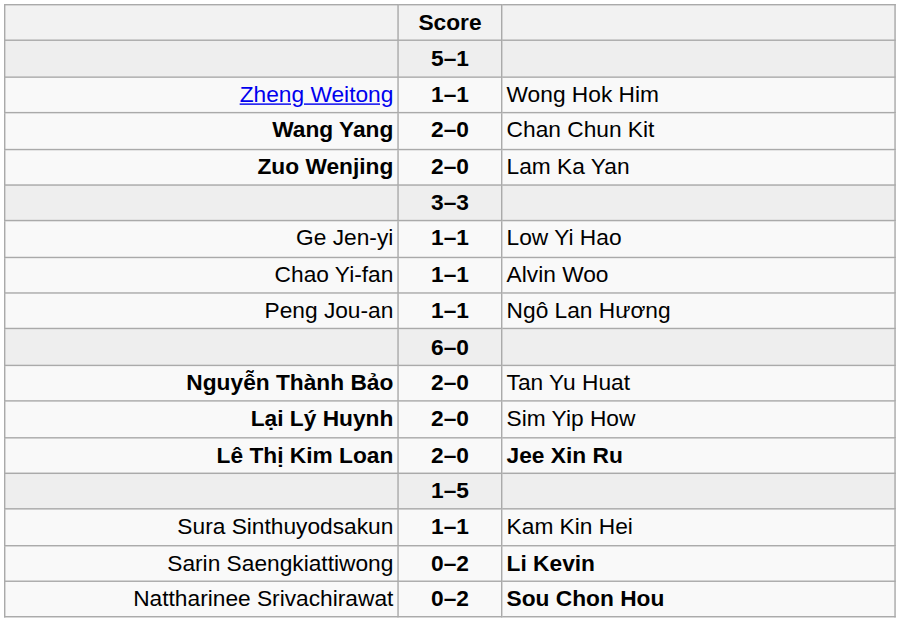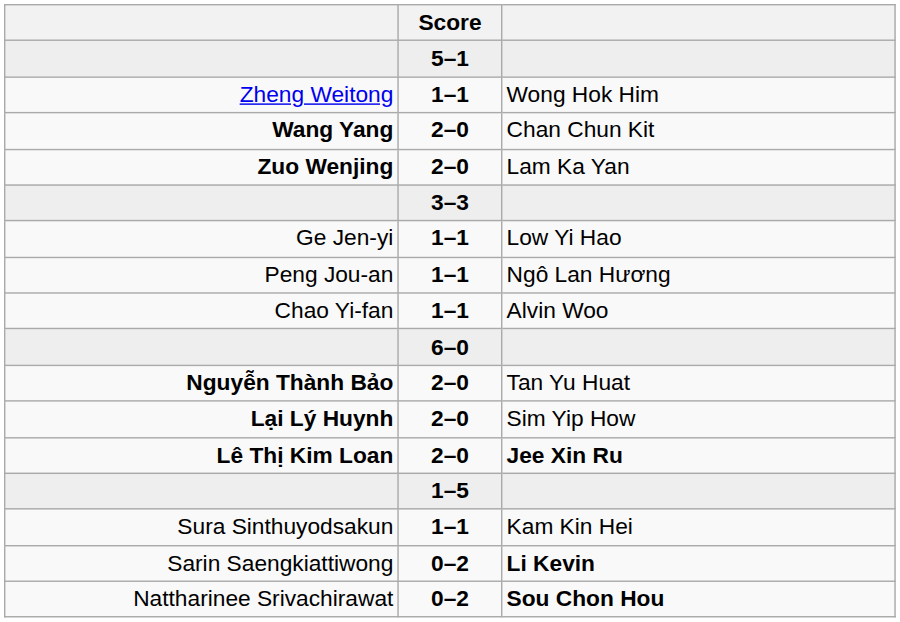rows swapped: (334, 274) <-> (329, 310)
